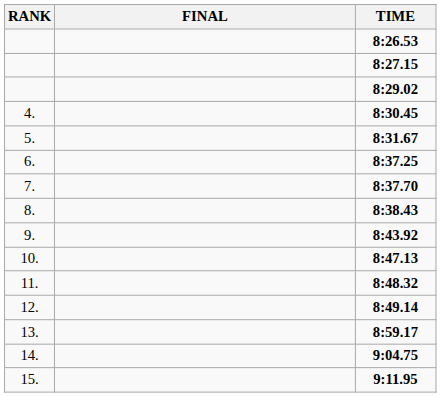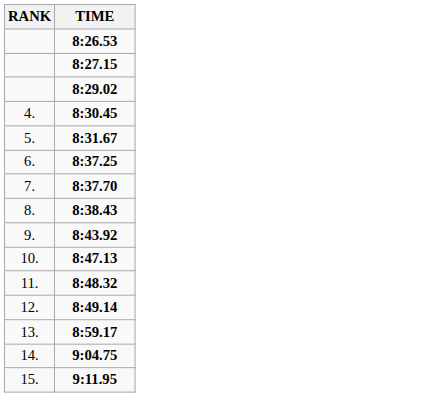- column: (205, 17)
